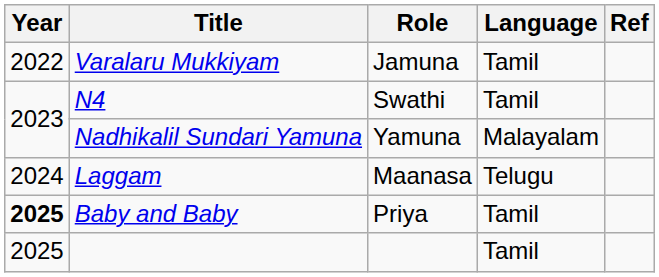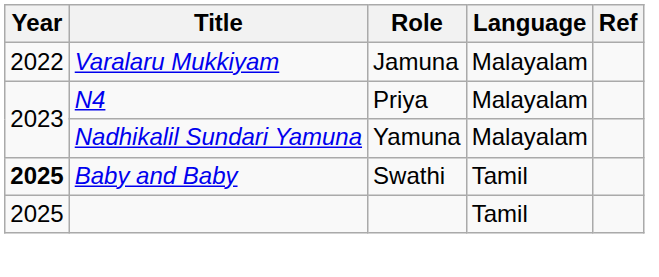(511, 61) Tamil -> (530, 61) Malayalam
(409, 99) Swathi -> (400, 99) Priya
(511, 99) Tamil -> (530, 99) Malayalam
- row: (118, 175)
(400, 213) Priya -> (409, 175) Swathi
